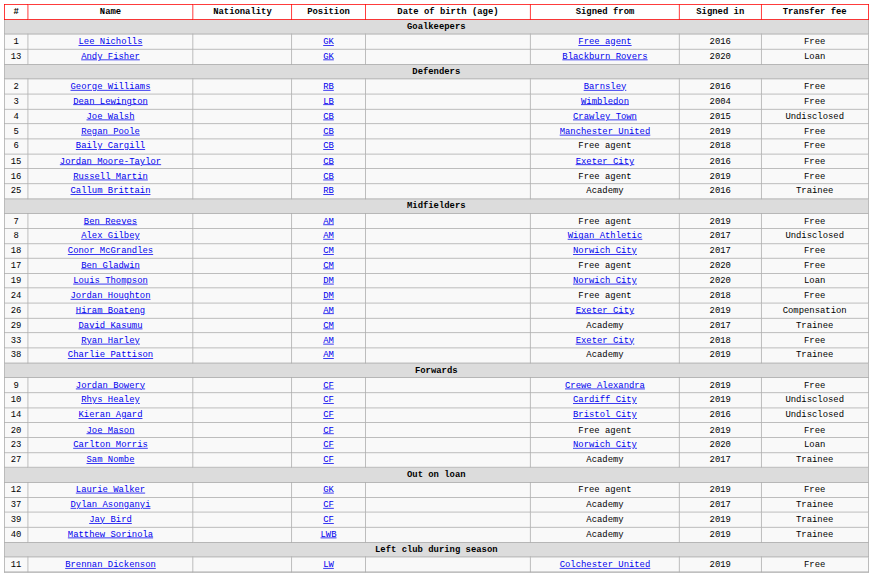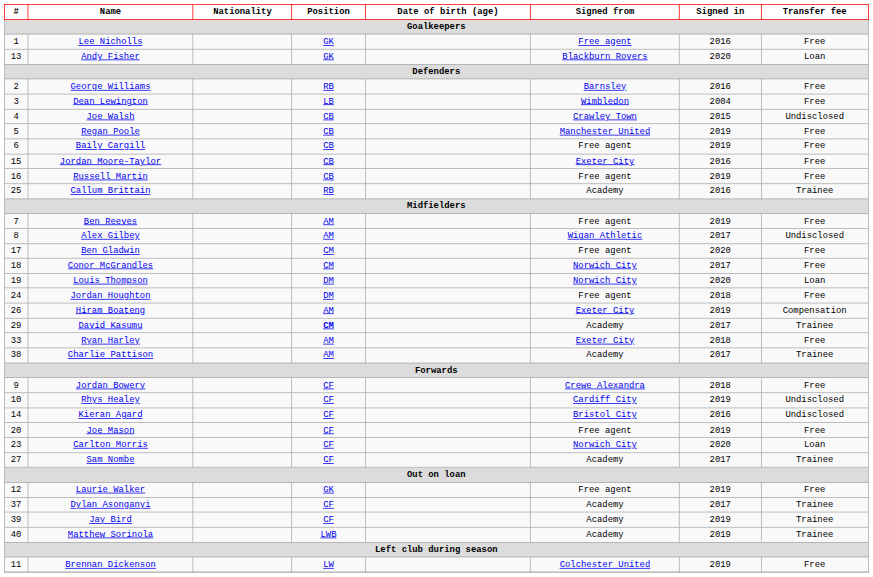(720, 146) 2018 -> (720, 146) 2019
rows swapped: (110, 265) <-> (110, 251)
(329, 325) normal -> (329, 325) bold
(720, 355) 2019 -> (720, 355) 2017
(720, 385) 2019 -> (720, 385) 2018
